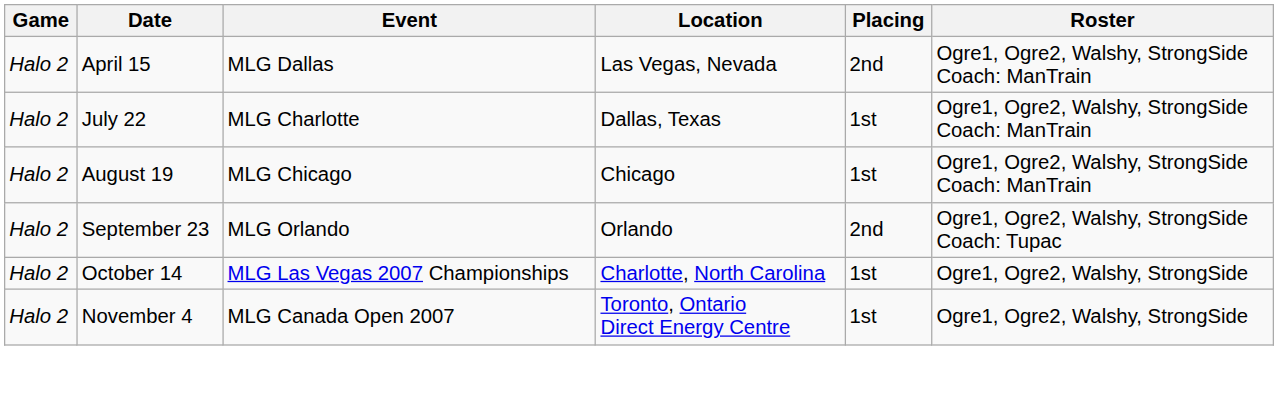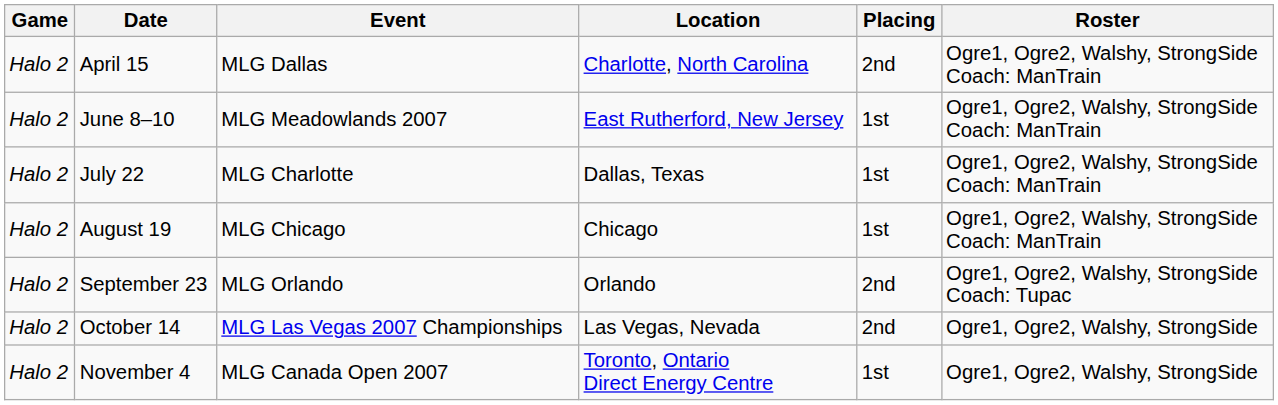(689, 64) Las Vegas, Nevada -> (696, 64) Charlotte, North Carolina
+ row: (127, 119)
(713, 273) Charlotte, North Carolina -> (672, 328) Las Vegas, Nevada
(863, 273) 1st -> (879, 328) 2nd
